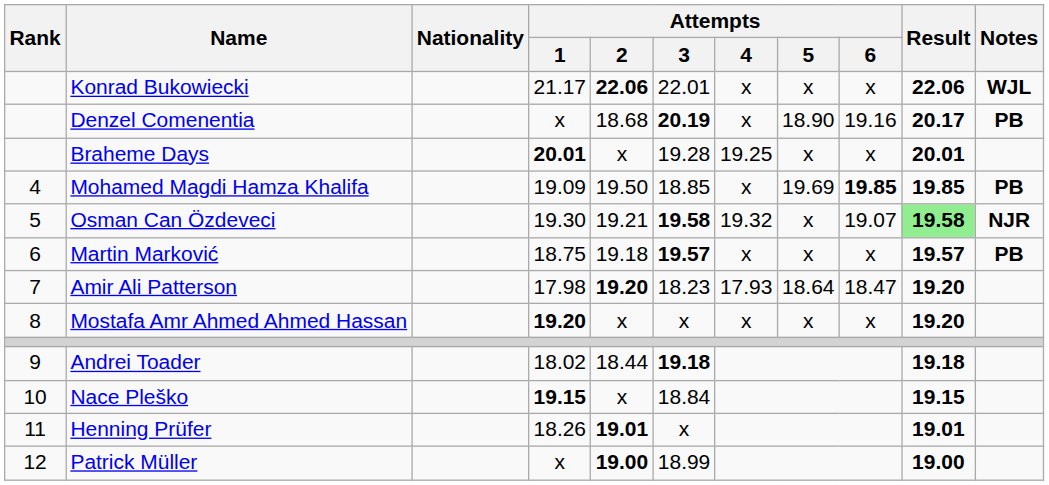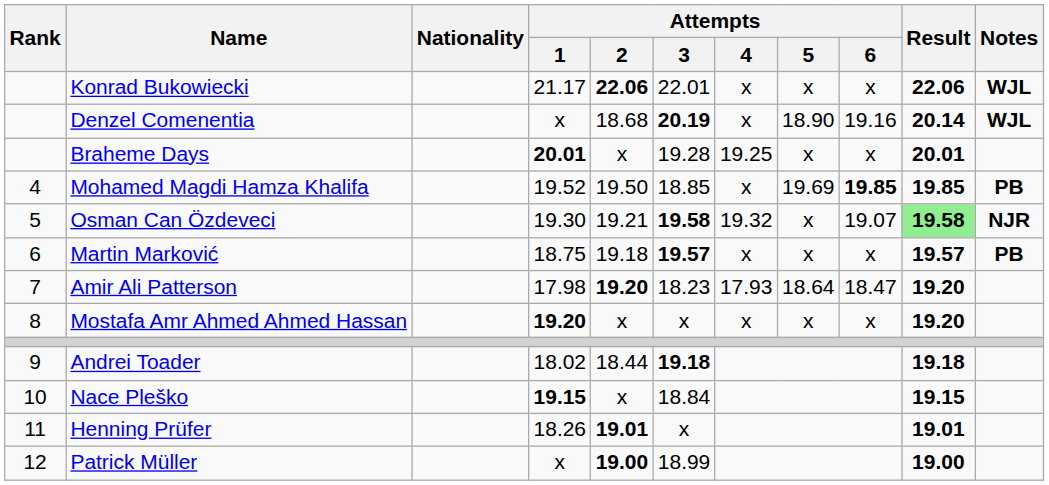(938, 120) 20.17 -> (938, 120) 20.14
(1009, 120) PB -> (1009, 120) WJL
(560, 187) 19.09 -> (560, 187) 19.52
